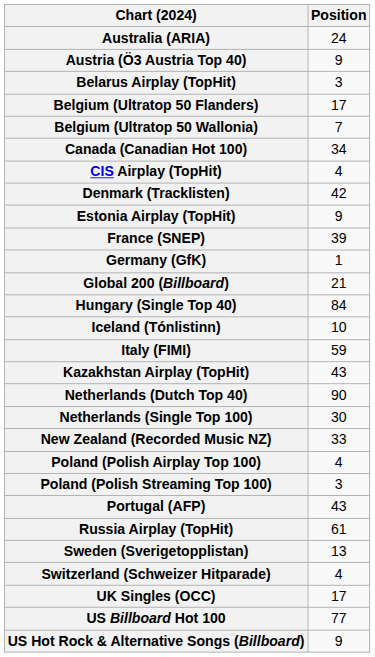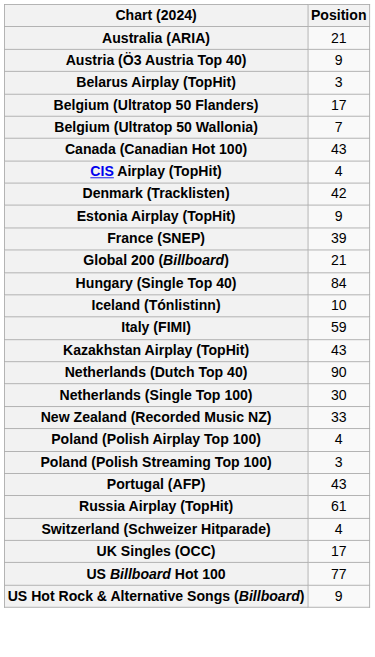(339, 37) 24 -> (339, 37) 21
(339, 149) 34 -> (339, 149) 43
- row: (156, 261)
- row: (156, 551)
